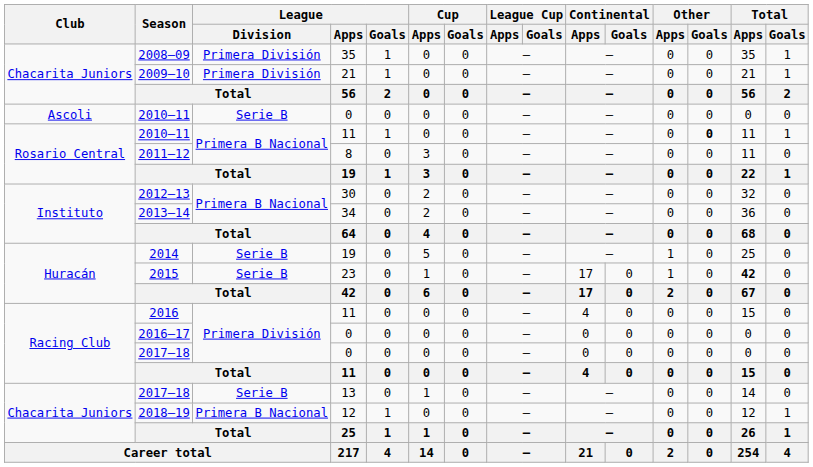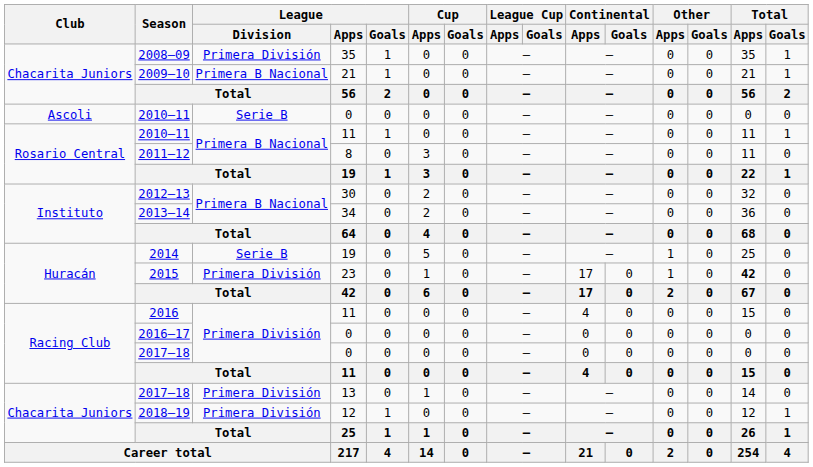(262, 74) Primera División -> (262, 74) Primera B Nacional
(709, 134) bold -> (709, 134) normal
(262, 273) Serie B -> (262, 273) Primera División
(262, 393) Serie B -> (262, 393) Primera División
(262, 413) Primera B Nacional -> (262, 413) Primera División
